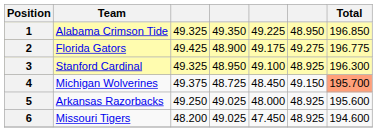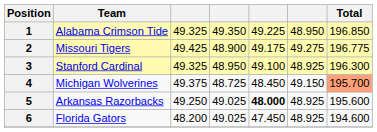(91, 48) Florida Gators -> (93, 48) Missouri Tigers
(268, 101) normal -> (268, 101) bold
(93, 119) Missouri Tigers -> (91, 119) Florida Gators
